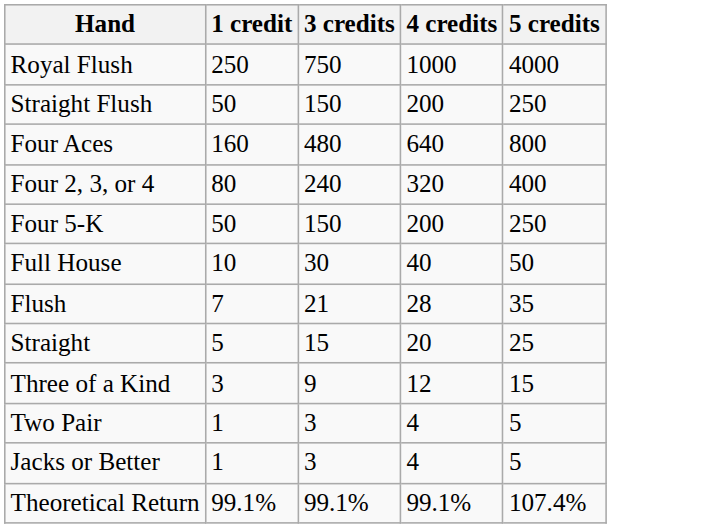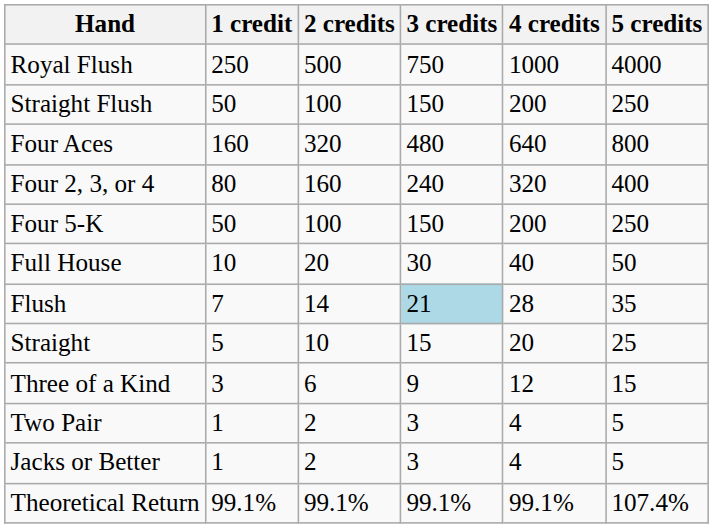+ column: (349, 24)
(316, 303) no background -> (419, 303) lightblue background
